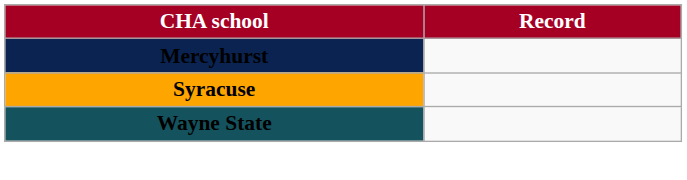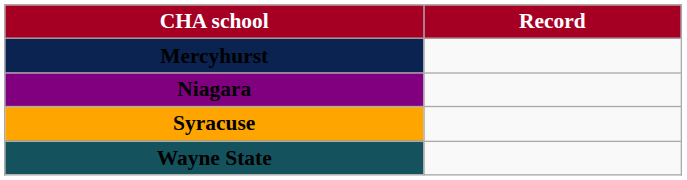+ row: (214, 89)
